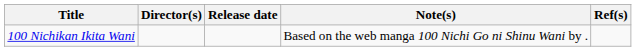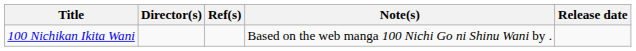columns swapped: (243, 14) <-> (611, 14)
